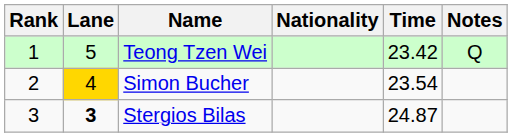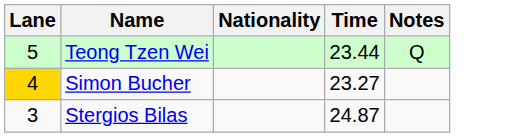- column: (34, 20)
(413, 52) 23.42 -> (355, 52) 23.44
(413, 83) 23.54 -> (355, 83) 23.27
(91, 115) bold -> (33, 115) normal
